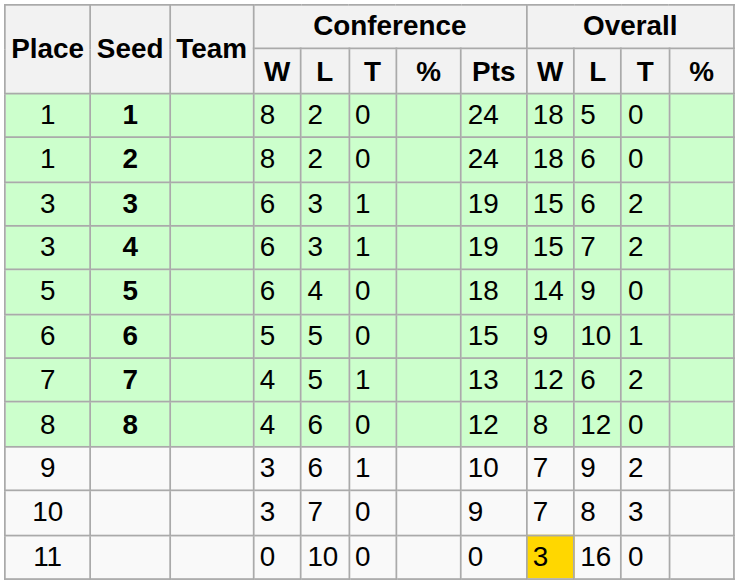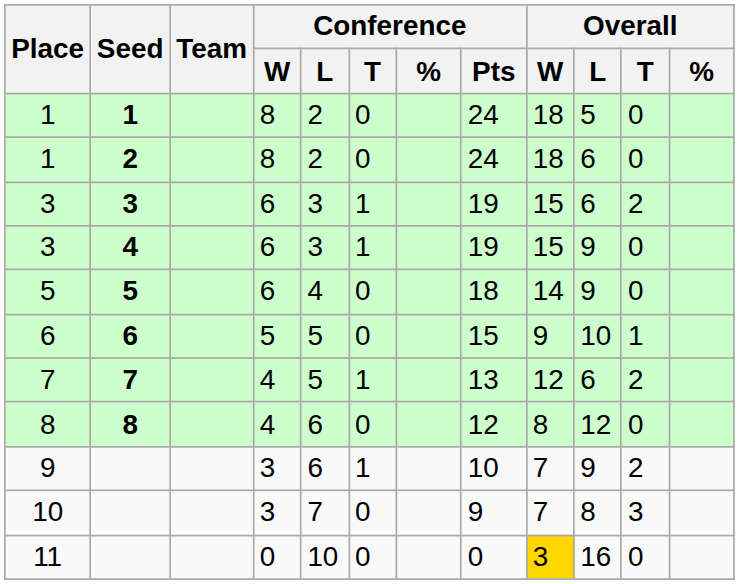(588, 247) 7 -> (588, 247) 9
(636, 247) 2 -> (636, 247) 0
